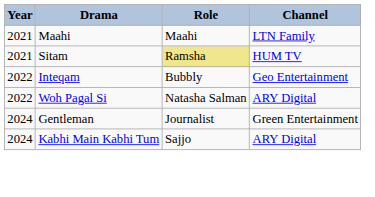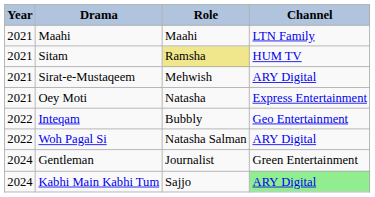+ row: (87, 77)
+ row: (63, 98)
(284, 139) no background -> (284, 181) lightgreen background
